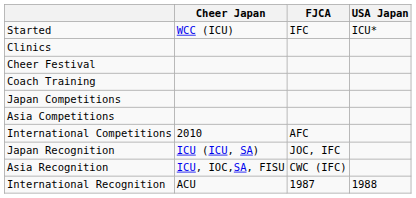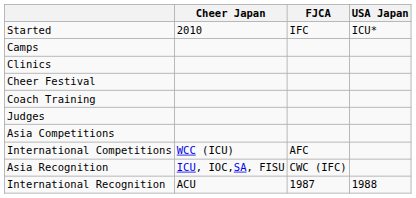(205, 30) WCC (ICU) -> (189, 30) 2010
+ row: (23, 47)
+ row: (26, 116)
- row: (64, 99)
(189, 133) 2010 -> (205, 150) WCC (ICU)
- row: (61, 150)
